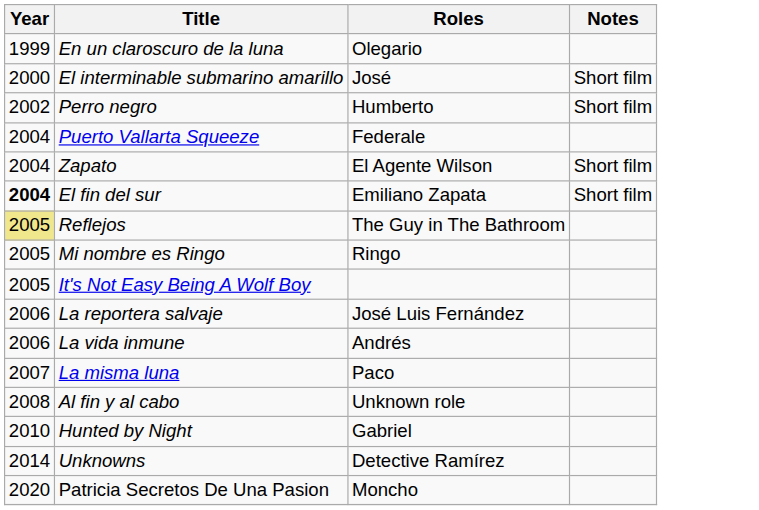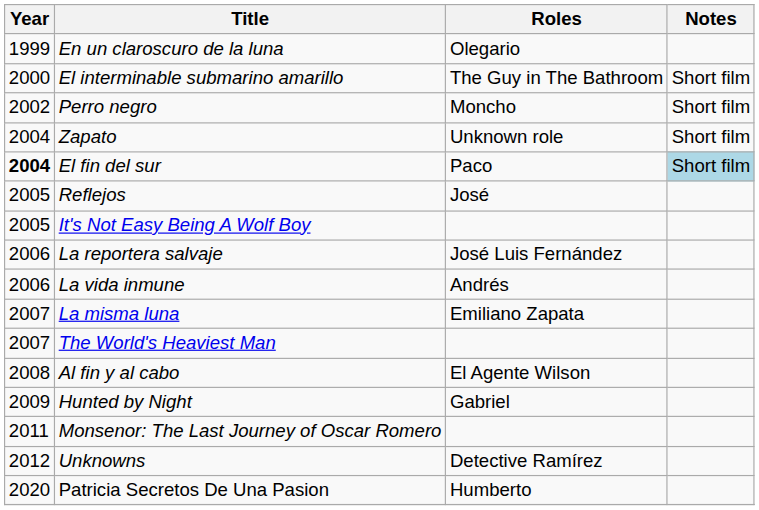(372, 78) José -> (557, 78) The Guy in The Bathroom
(393, 107) Humberto -> (483, 107) Moncho
- row: (159, 136)
(422, 166) El Agente Wilson -> (507, 136) Unknown role
(419, 195) Emiliano Zapata -> (471, 166) Paco
(613, 195) no background -> (711, 166) lightblue background
(30, 225) khaki background -> (30, 195) no background
(459, 225) The Guy in The Bathroom -> (470, 195) José
- row: (142, 254)
(373, 372) Paco -> (517, 313) Emiliano Zapata
+ row: (167, 343)
(409, 401) Unknown role -> (520, 372) El Agente Wilson
(30, 431) 2010 -> (30, 401) 2009
+ row: (250, 431)
(30, 460) 2014 -> (30, 460) 2012
(385, 490) Moncho -> (491, 490) Humberto
